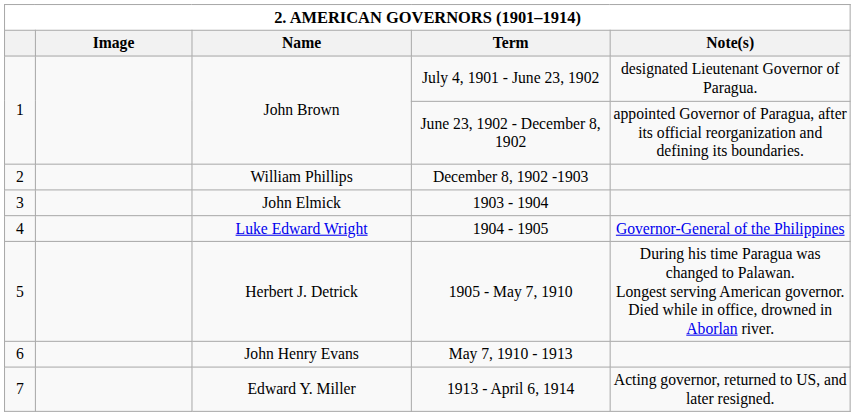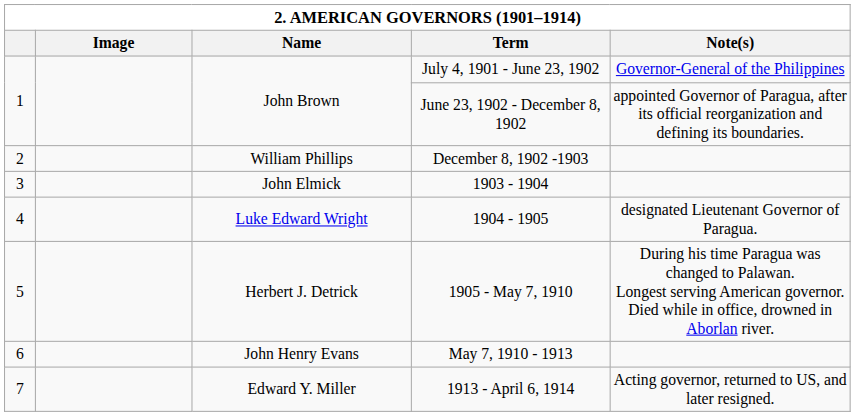(730, 78) designated Lieutenant Governor of Paragua. -> (730, 69) Governor-General of the Philippines
(730, 228) Governor-General of the Philippines -> (730, 219) designated Lieutenant Governor of Paragua.
